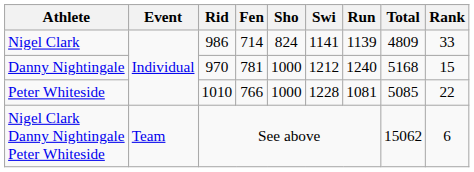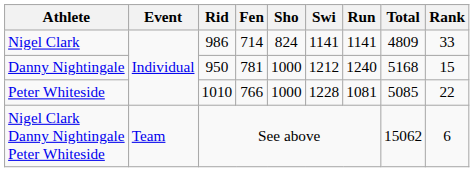(362, 42) 1139 -> (362, 42) 1141
(217, 67) 970 -> (217, 67) 950
